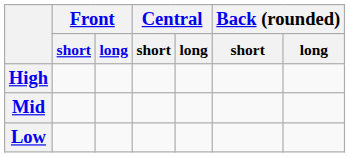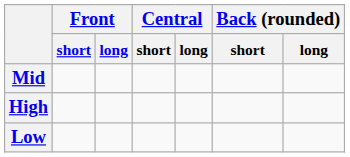rows swapped: (28, 78) <-> (28, 107)
